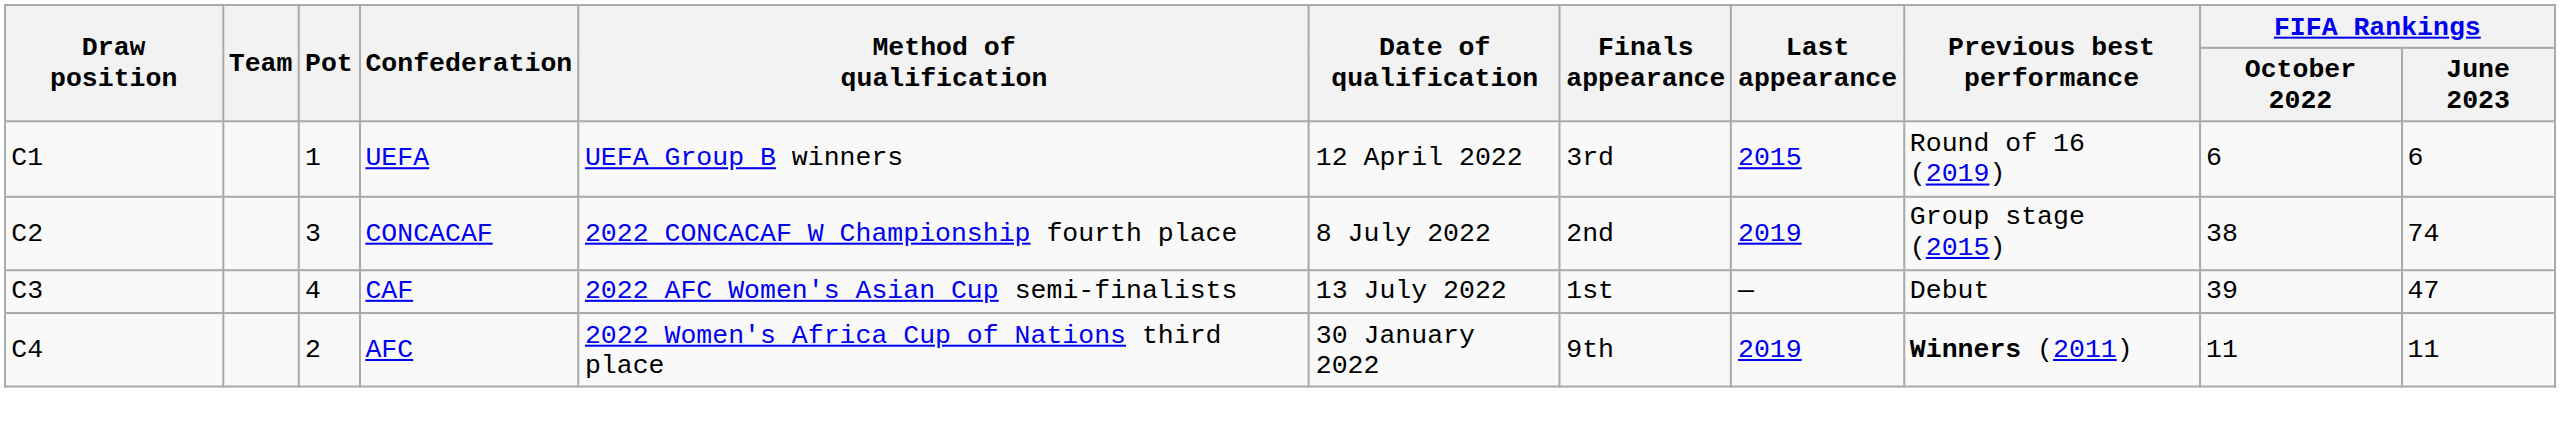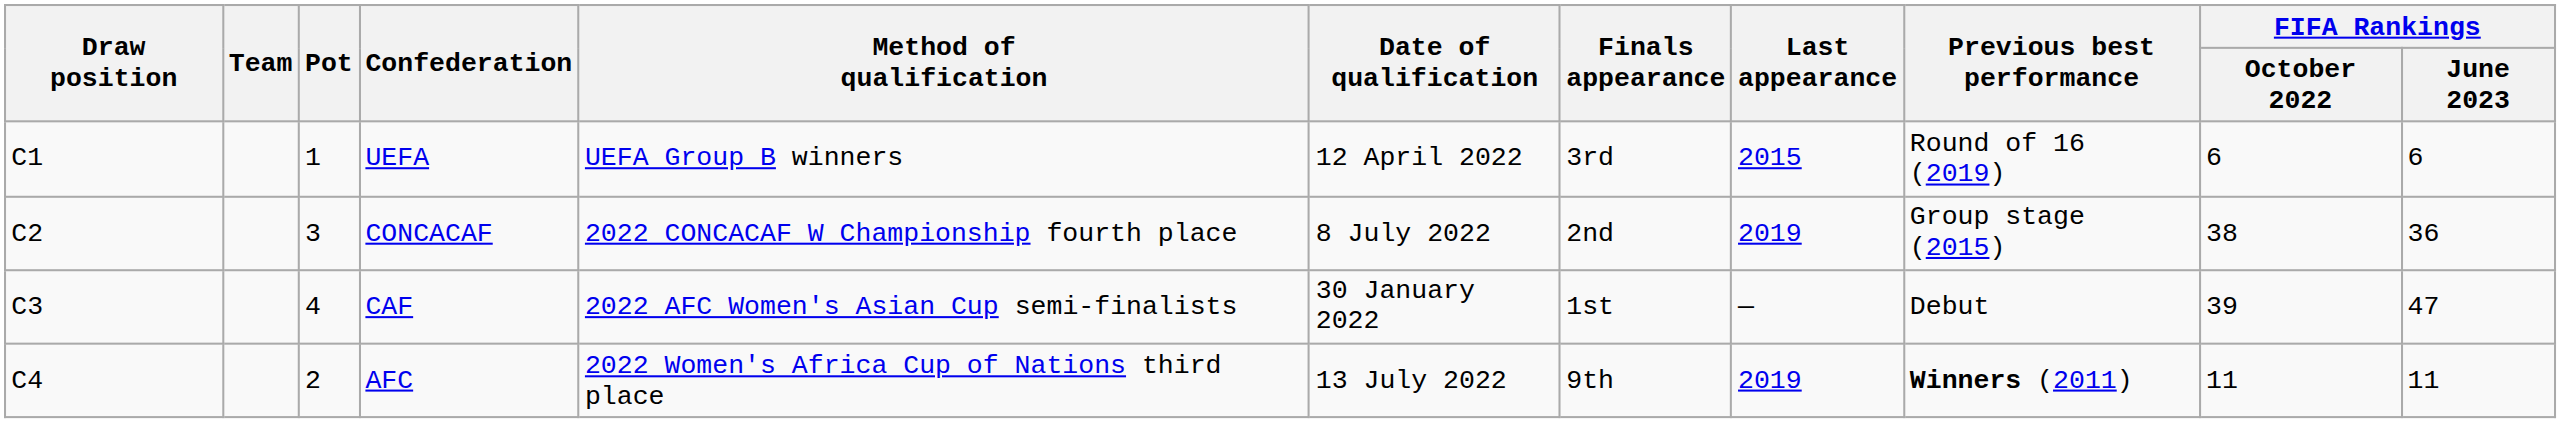(2423, 233) 74 -> (2423, 233) 36
(1411, 291) 13 July 2022 -> (1395, 307) 30 January 2022
(1395, 350) 30 January 2022 -> (1411, 380) 13 July 2022
